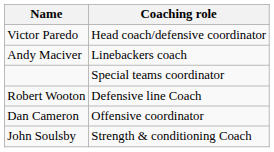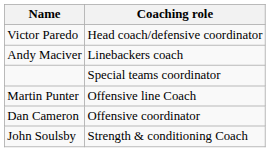- row: (46, 95)
+ row: (43, 95)
